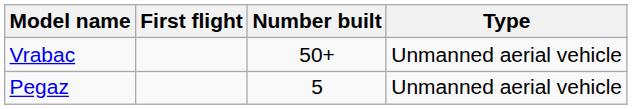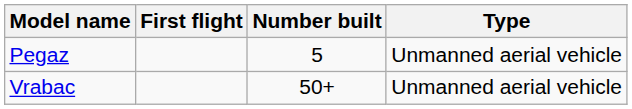rows swapped: (42, 54) <-> (39, 87)
